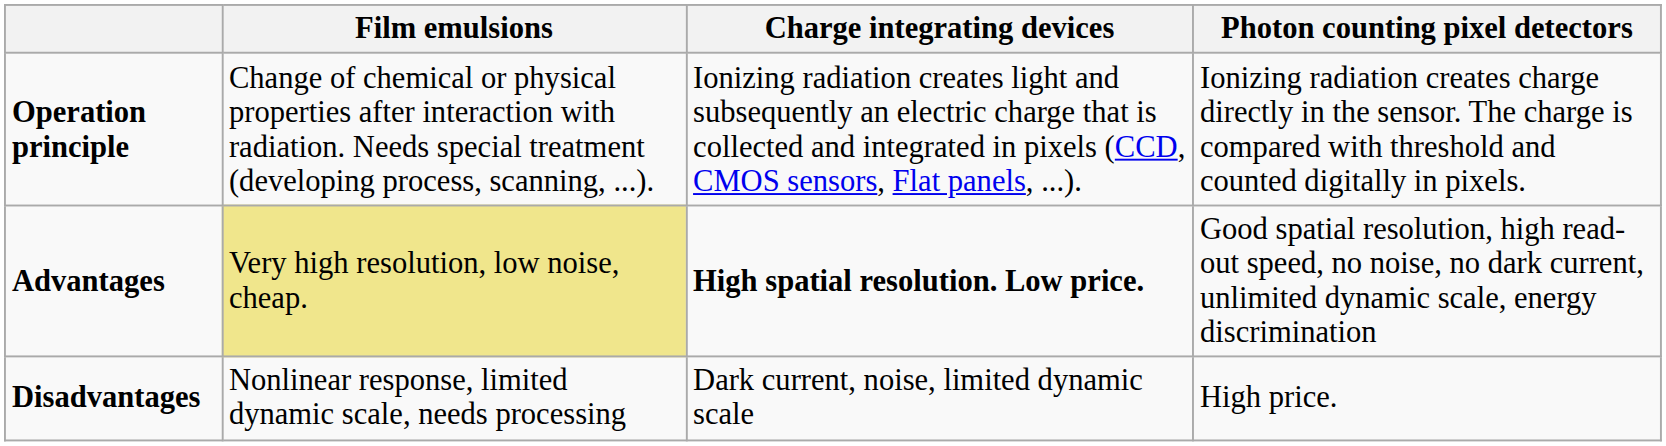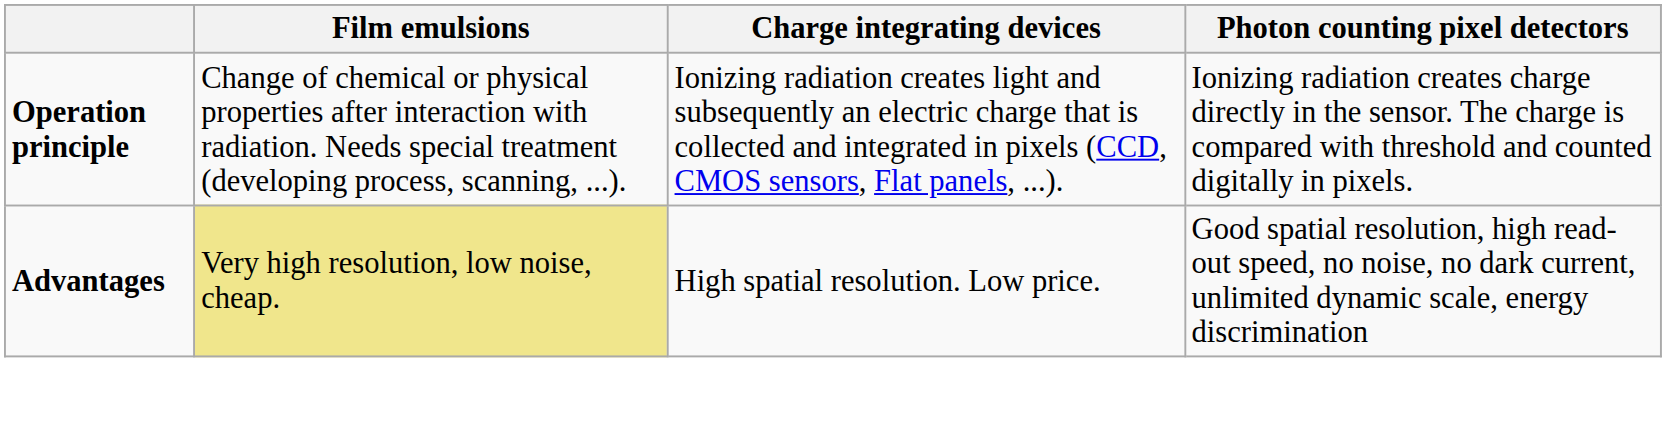(919, 280) bold -> (888, 280) normal
- row: (106, 397)
